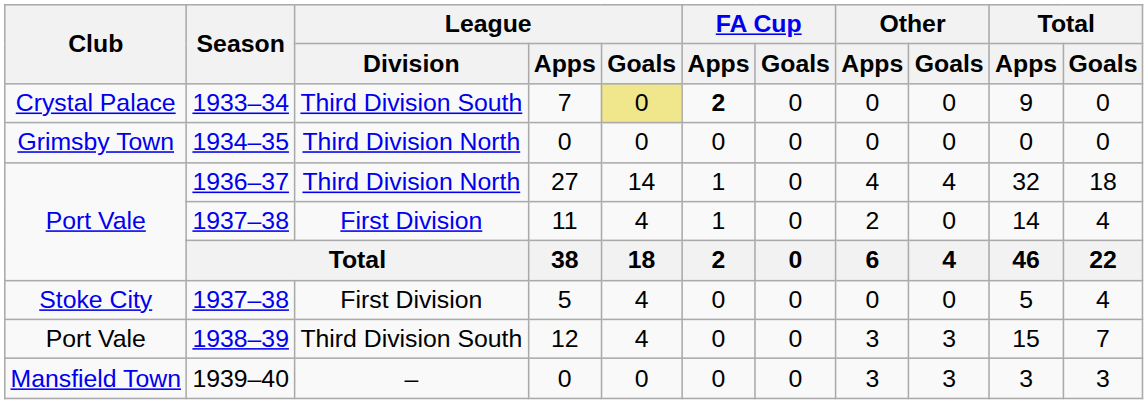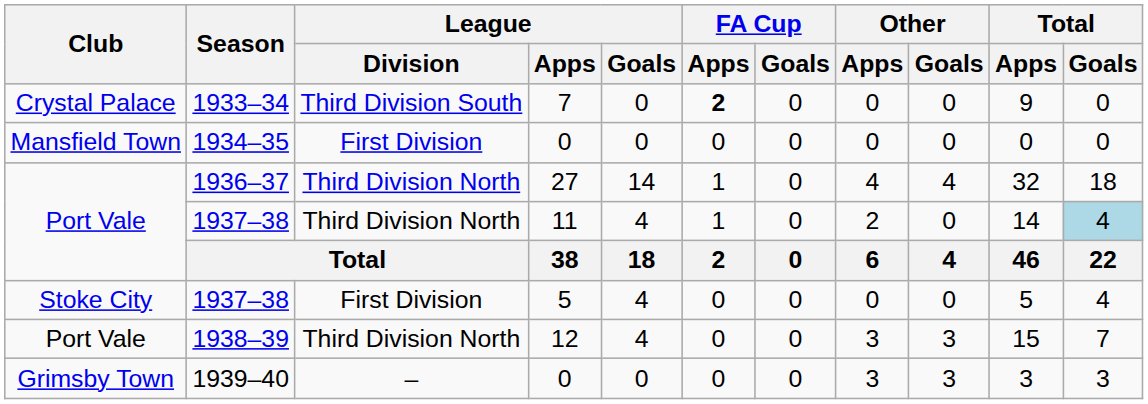(642, 102) khaki background -> (642, 102) no background
(96, 142) Grimsby Town -> (96, 142) Mansfield Town
(411, 142) Third Division North -> (411, 142) First Division
(411, 220) First Division -> (411, 220) Third Division North
(1103, 220) no background -> (1103, 220) lightblue background
(411, 338) Third Division South -> (411, 338) Third Division North
(96, 378) Mansfield Town -> (96, 378) Grimsby Town
